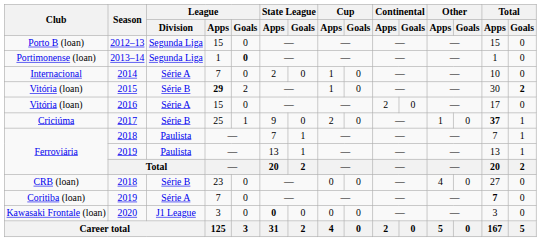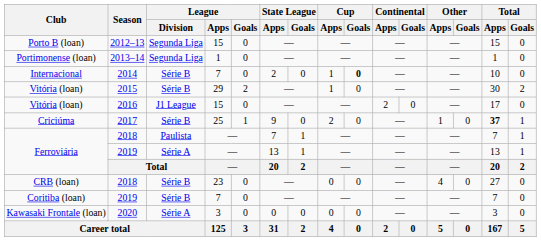(245, 58) bold -> (245, 58) normal
(176, 74) Série A -> (176, 74) Série B
(358, 74) normal -> (358, 74) bold
(218, 89) bold -> (218, 89) normal
(522, 89) bold -> (522, 89) normal
(176, 105) Série A -> (176, 105) J1 League
(176, 151) Paulista -> (176, 151) Série A
(176, 197) Série A -> (176, 197) Série B
(495, 197) bold -> (495, 197) normal
(176, 213) J1 League -> (176, 213) Série A
(274, 213) bold -> (274, 213) normal
